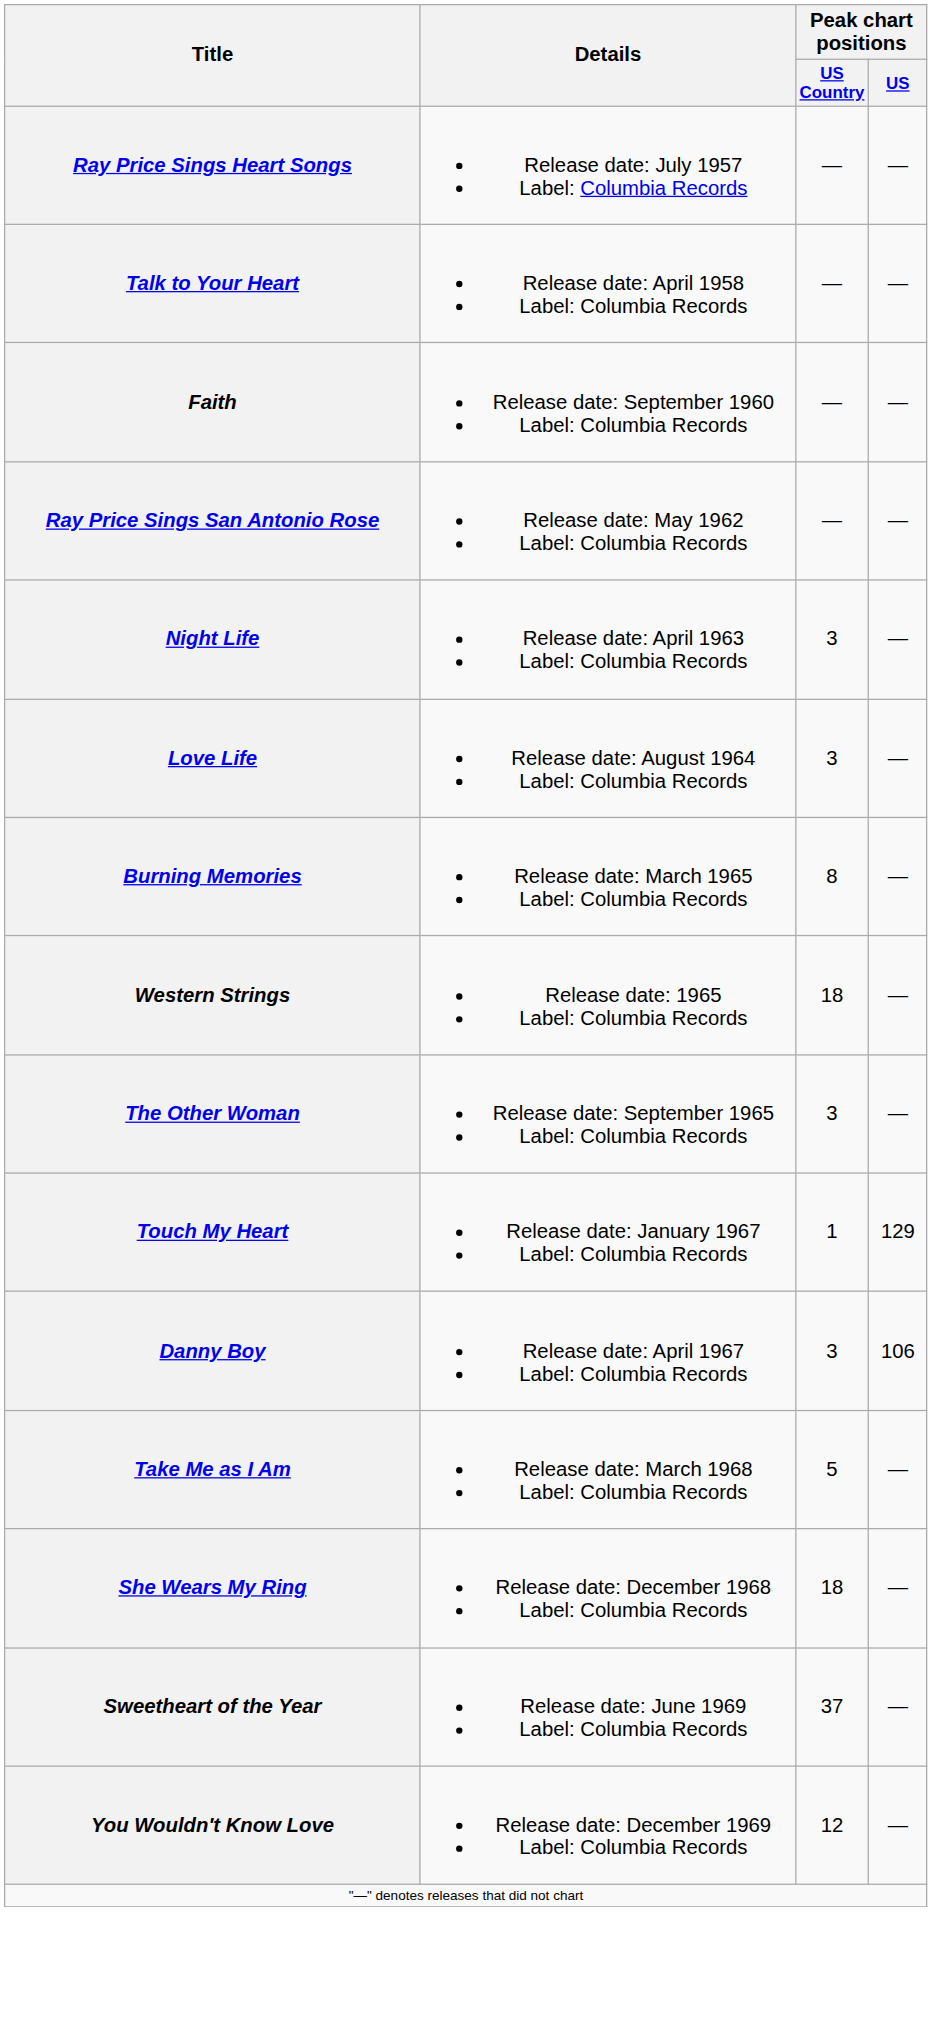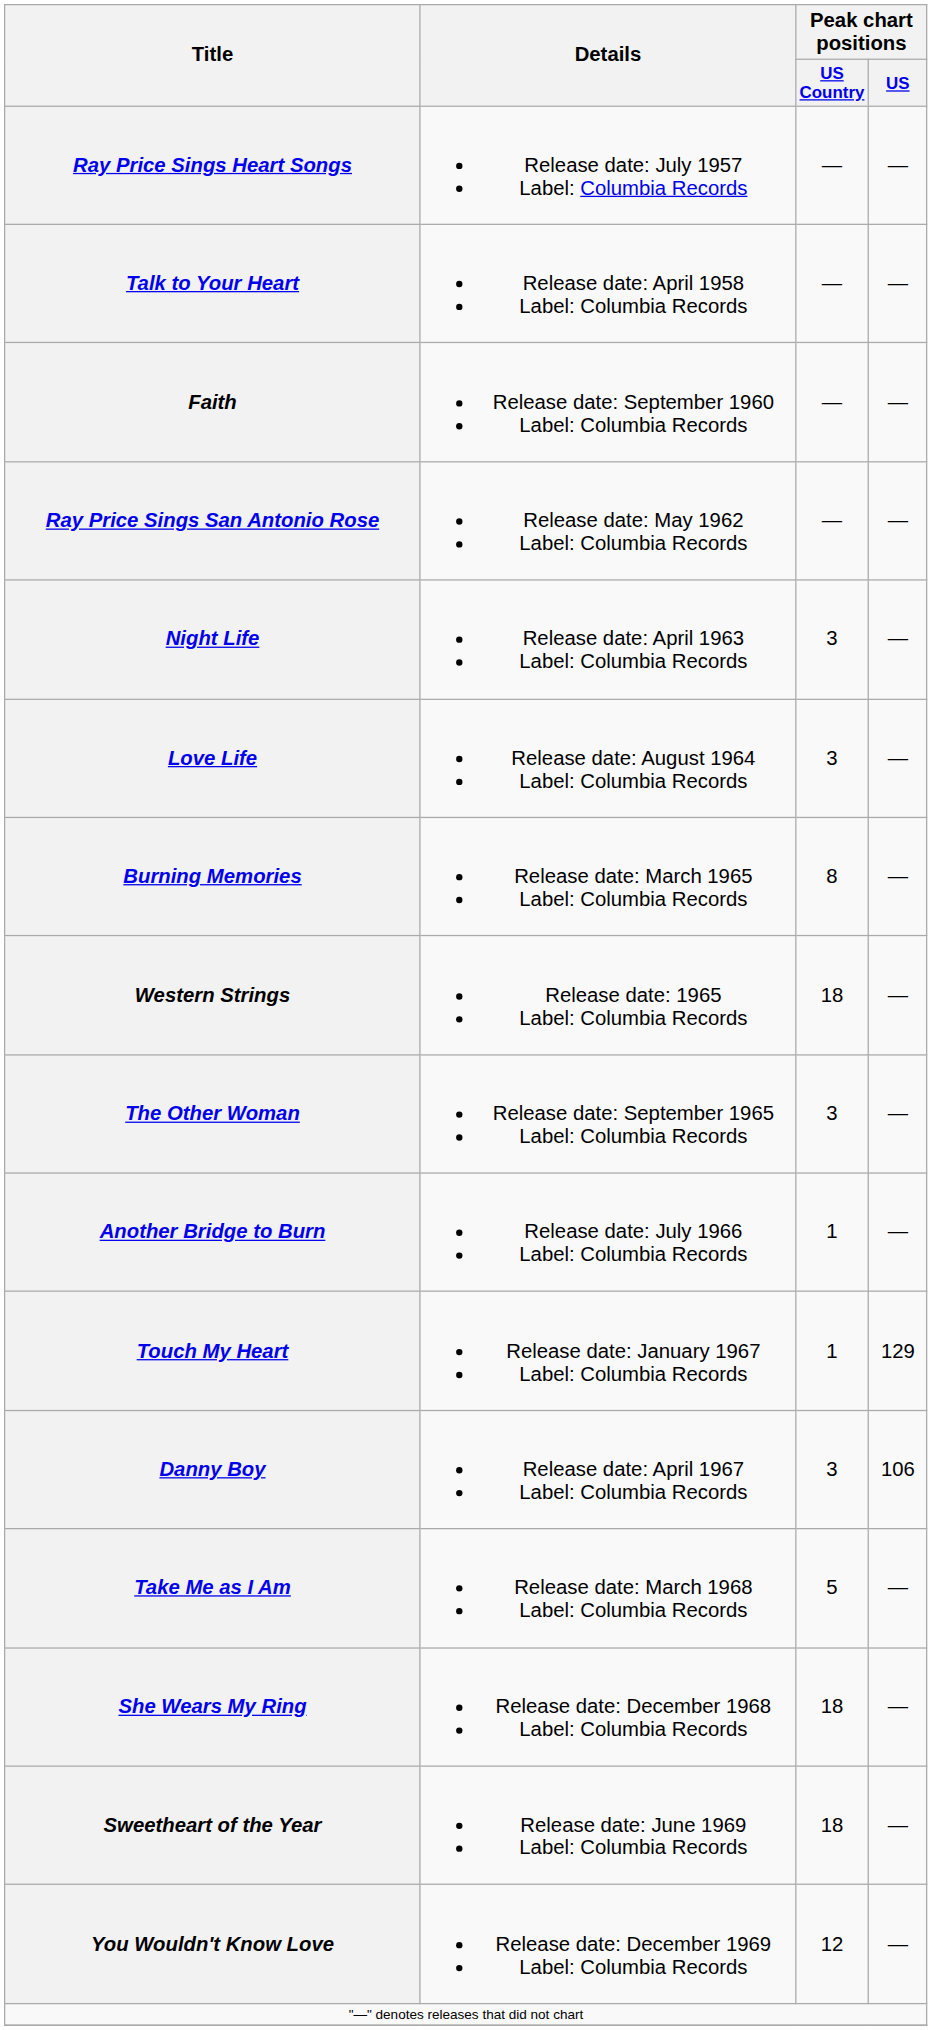+ row: (213, 1232)
(832, 1706) 37 -> (832, 1825) 18
